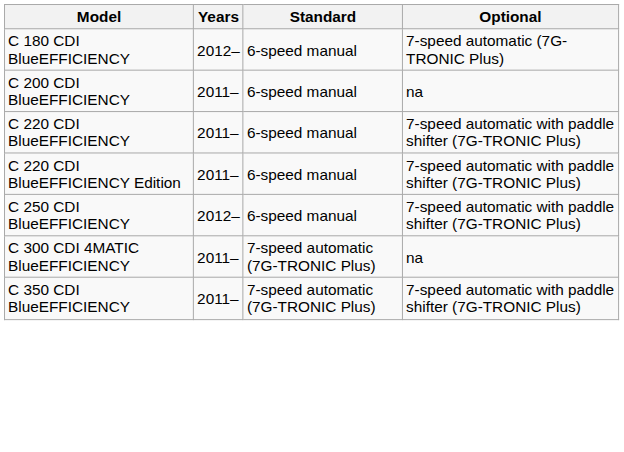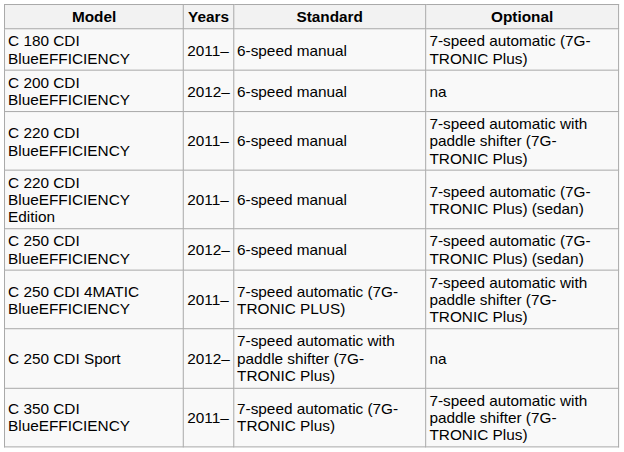(218, 50) 2012– -> (208, 50) 2011–
(218, 91) 2011– -> (209, 91) 2012–
(510, 174) 7-speed automatic with paddle shifter (7G-TRONIC Plus) -> (510, 200) 7-speed automatic (7G-TRONIC Plus) (sedan)
(510, 216) 7-speed automatic with paddle shifter (7G-TRONIC Plus) -> (510, 250) 7-speed automatic (7G-TRONIC Plus) (sedan)
+ row: (74, 300)
+ row: (64, 359)
- row: (74, 257)
